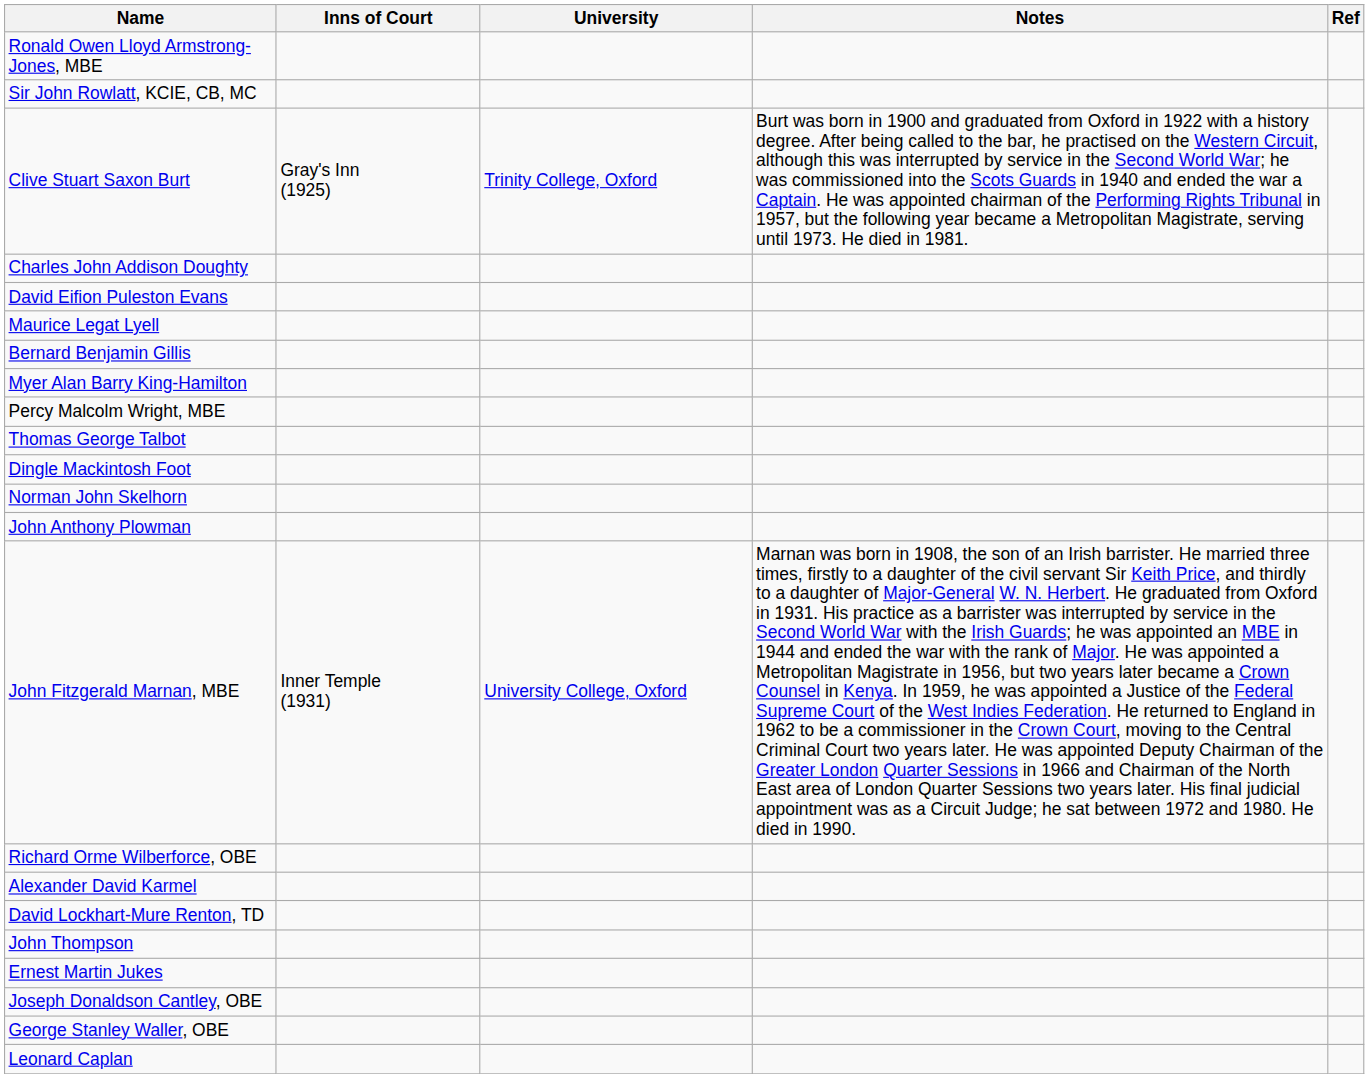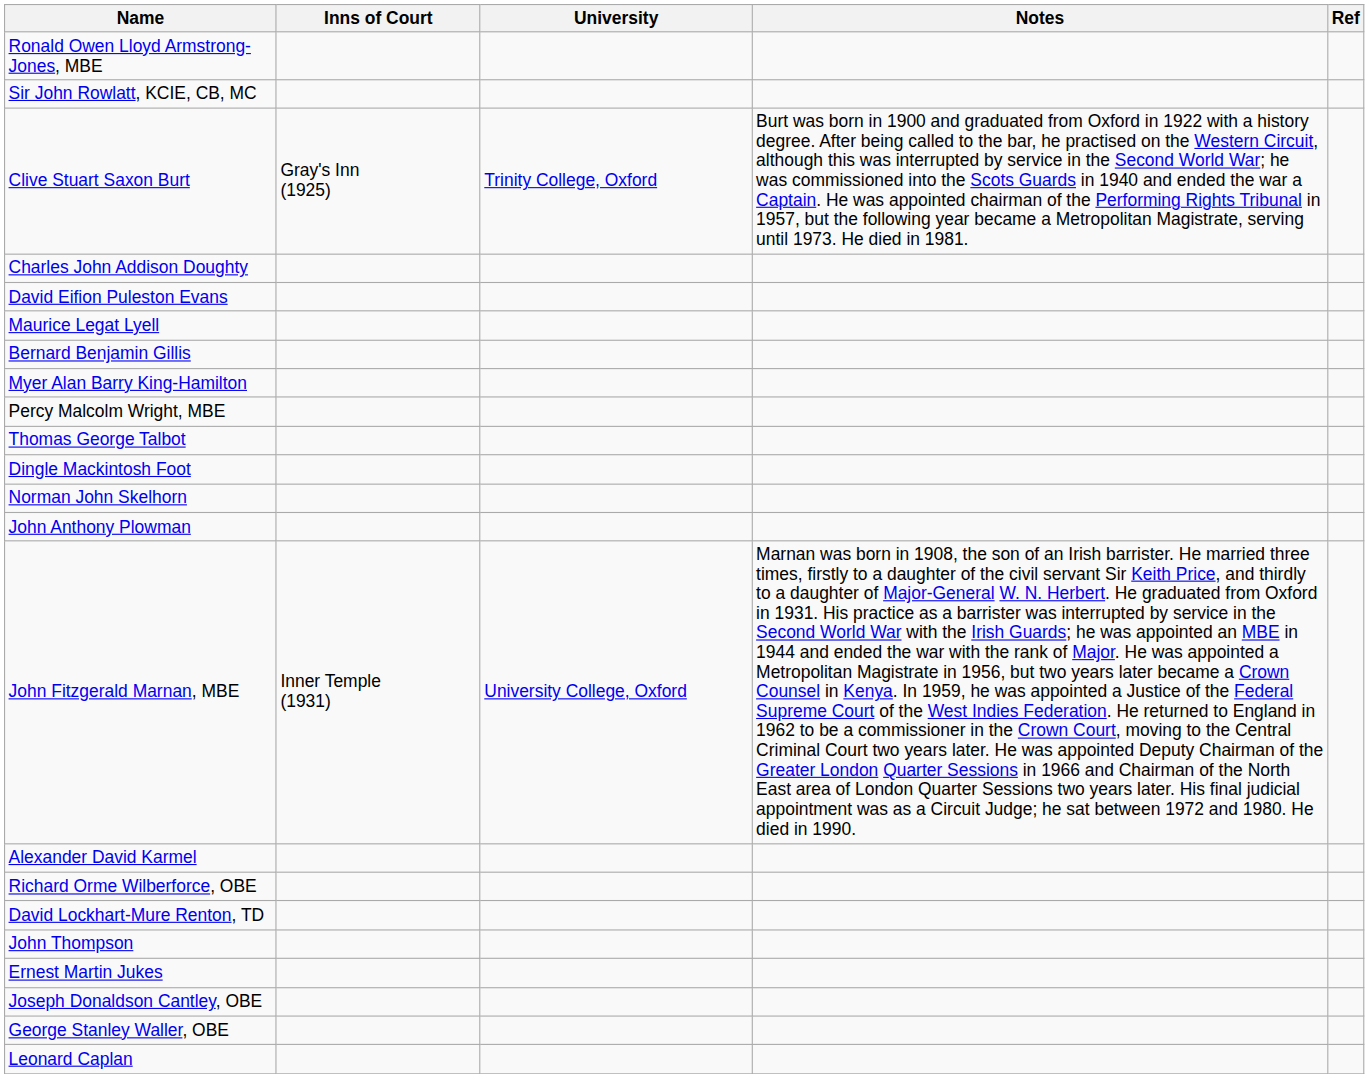rows swapped: (133, 857) <-> (103, 886)
